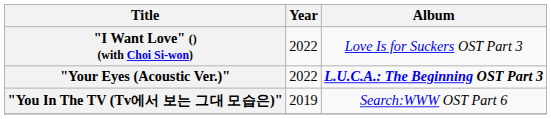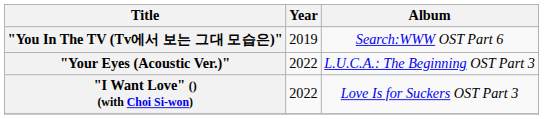rows swapped: (145, 100) <-> (145, 46)
(434, 76) bold -> (430, 63) normal
